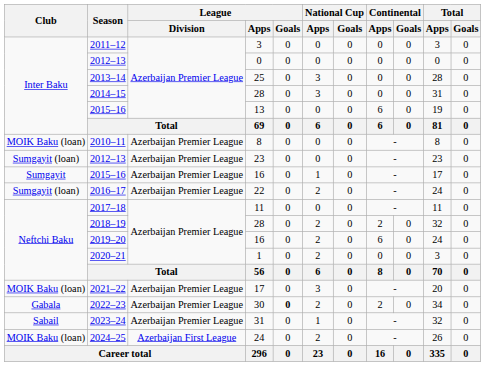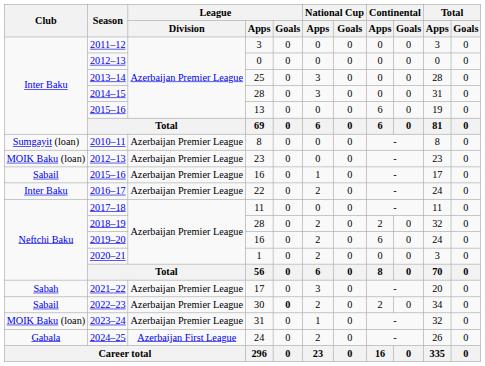(46, 142) MOIK Baku (loan) -> (46, 142) Sumgayit (loan)
(46, 158) Sumgayit (loan) -> (46, 158) MOIK Baku (loan)
(46, 175) Sumgayit -> (46, 175) Sabail
(46, 191) Sumgayit (loan) -> (46, 191) Inter Baku
(46, 288) MOIK Baku (loan) -> (46, 288) Sabah
(46, 304) Gabala -> (46, 304) Sabail
(46, 321) Sabail -> (46, 321) MOIK Baku (loan)
(46, 337) MOIK Baku (loan) -> (46, 337) Gabala
